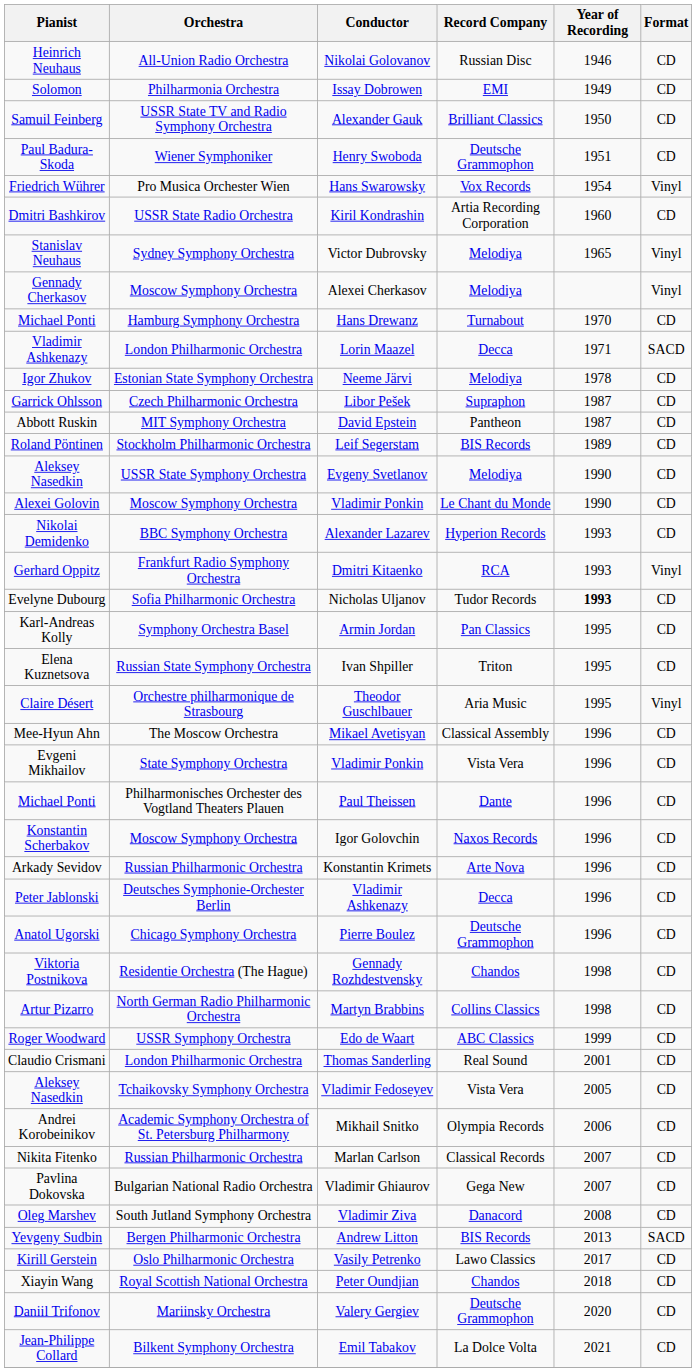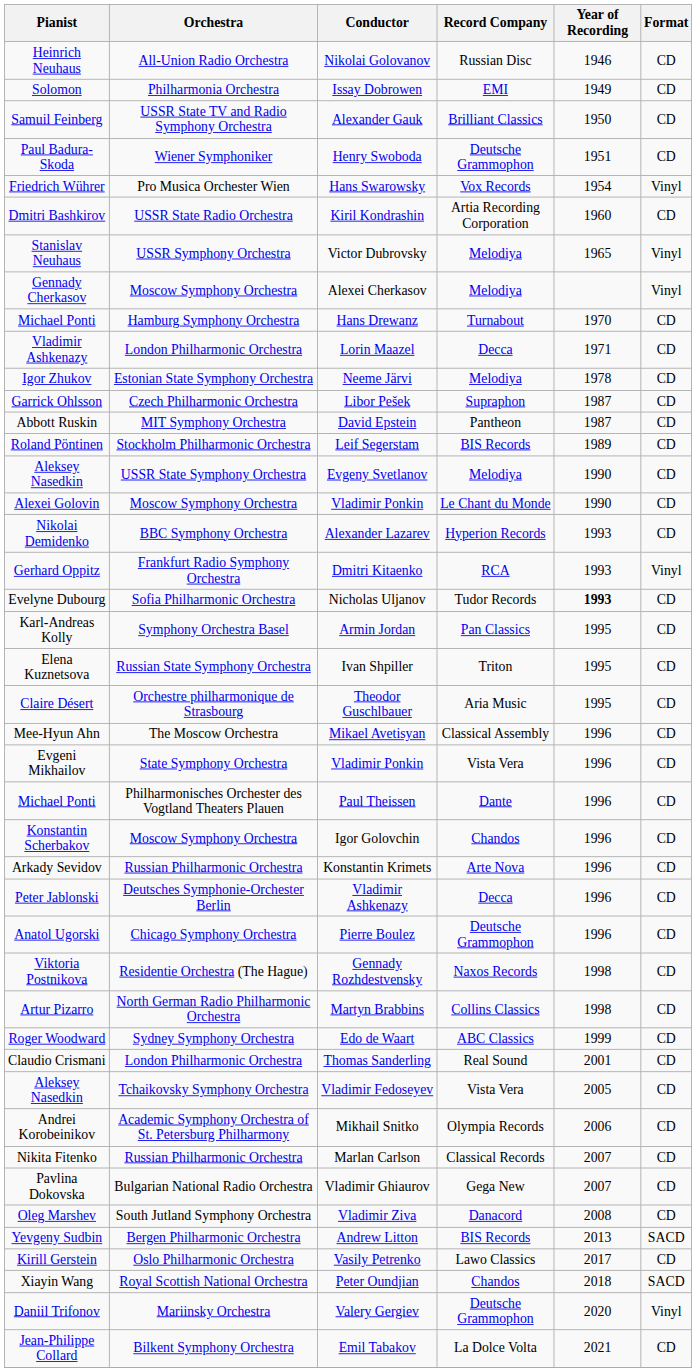(214, 253) Sydney Symphony Orchestra -> (214, 253) USSR Symphony Orchestra
(666, 349) SACD -> (666, 349) CD
(666, 704) Vinyl -> (666, 704) CD
(495, 838) Naxos Records -> (495, 838) Chandos
(495, 971) Chandos -> (495, 971) Naxos Records
(214, 1038) USSR Symphony Orchestra -> (214, 1038) Sydney Symphony Orchestra
(666, 1281) CD -> (666, 1281) SACD
(666, 1311) CD -> (666, 1311) Vinyl
